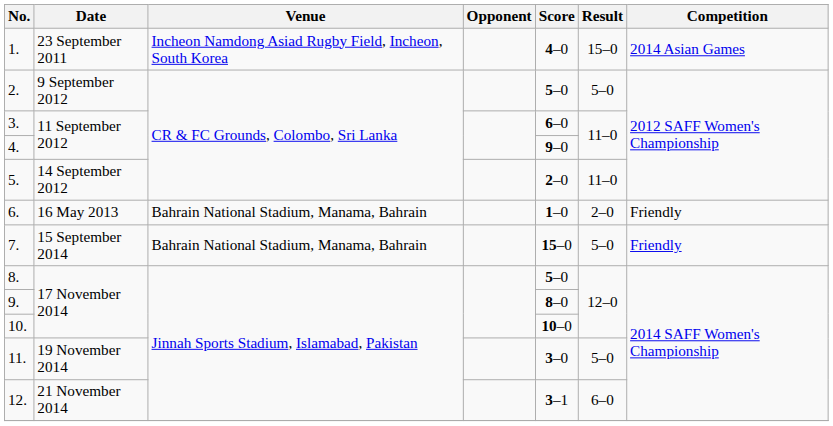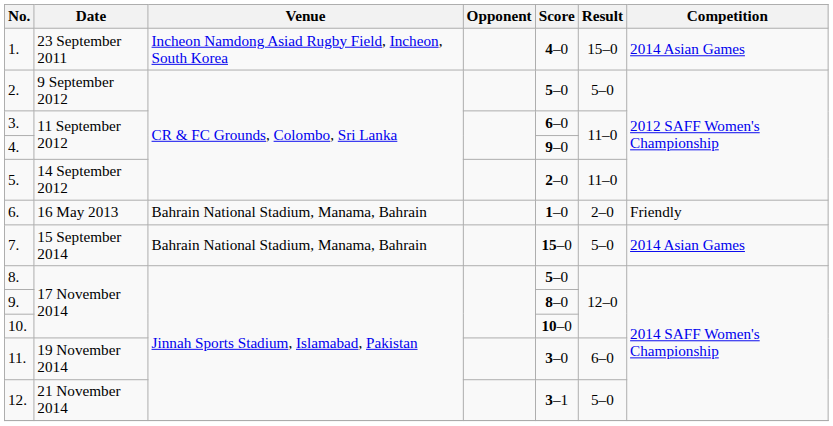(656, 245) Friendly -> (688, 245) 2014 Asian Games
(602, 358) 5–0 -> (602, 358) 6–0
(602, 399) 6–0 -> (602, 399) 5–0
